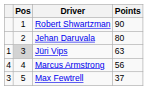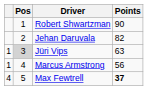(119, 38) 80 -> (119, 38) 82
(9, 65) 4 -> (9, 65) 1
(9, 78) 3 -> (9, 78) 4
(119, 78) normal -> (119, 78) bold
